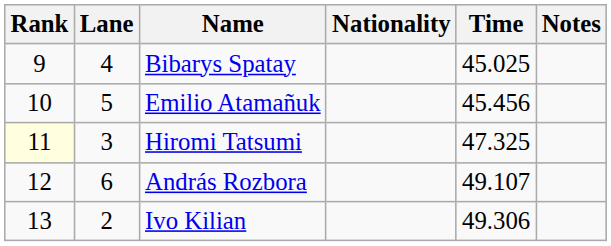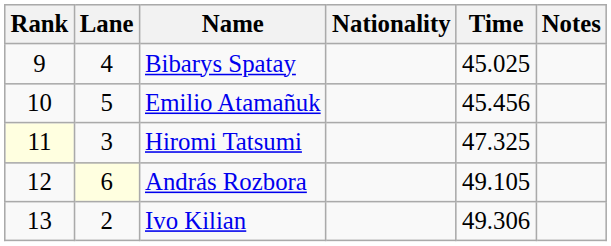(107, 181) no background -> (107, 181) lightyellow background
(496, 181) 49.107 -> (496, 181) 49.105
